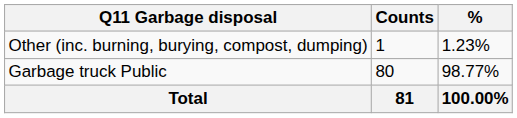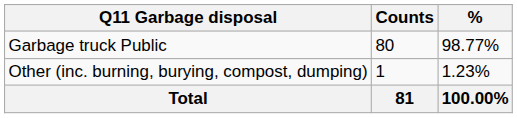rows swapped: (88, 71) <-> (188, 44)
